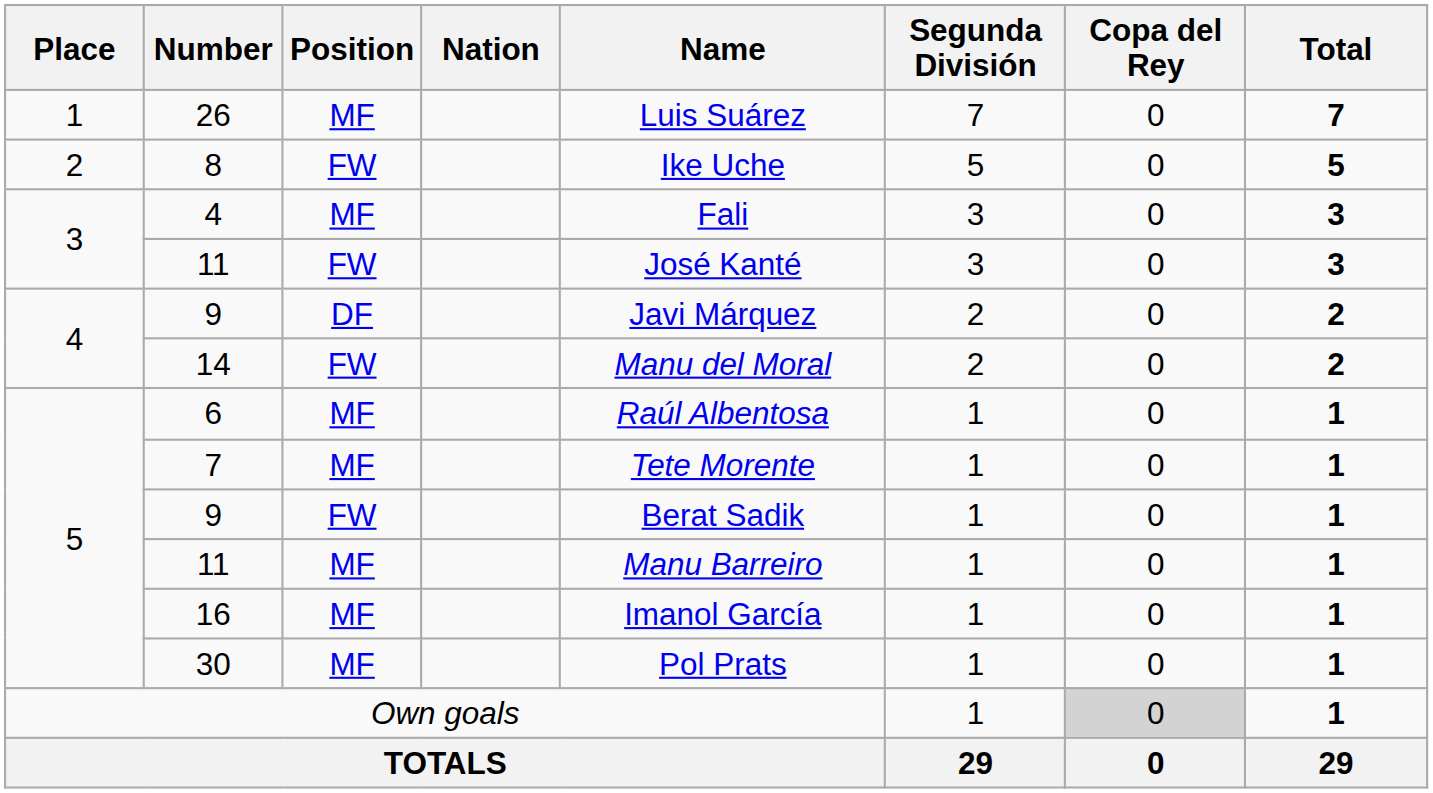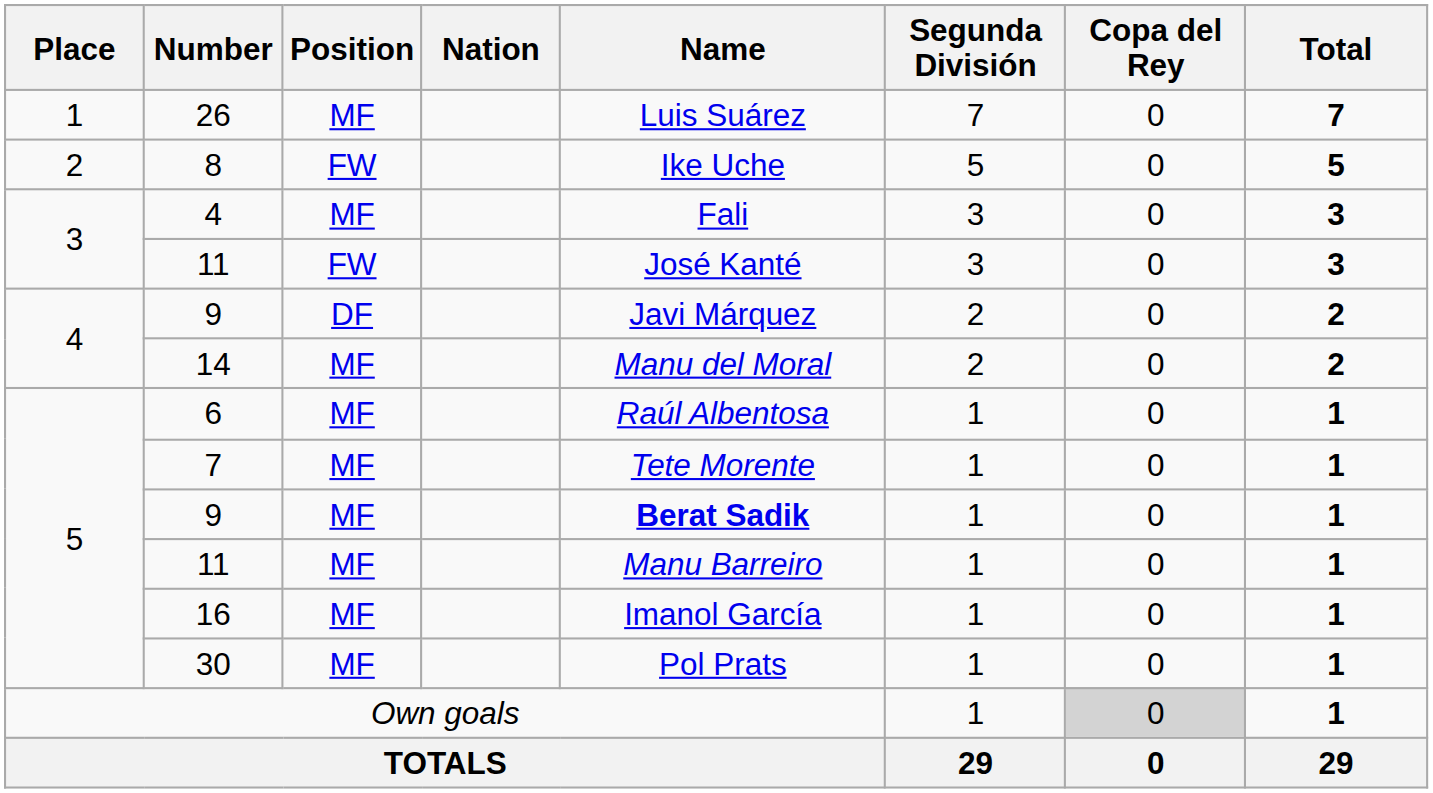(352, 364) FW -> (352, 364) MF
(352, 514) FW -> (352, 514) MF
(723, 514) normal -> (723, 514) bold
